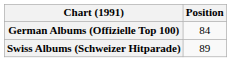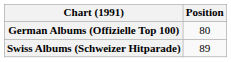(205, 30) 84 -> (205, 30) 80
